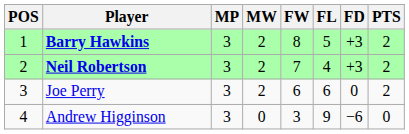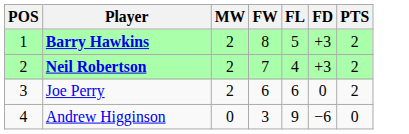- column: (227, 16)
